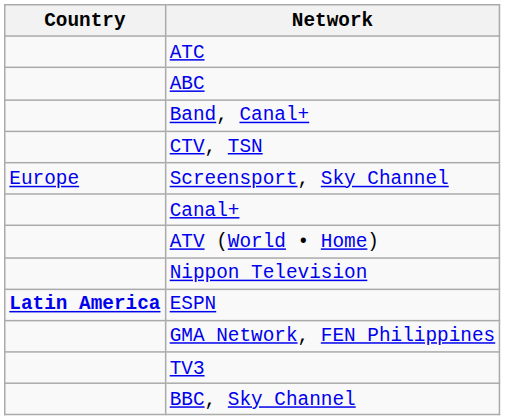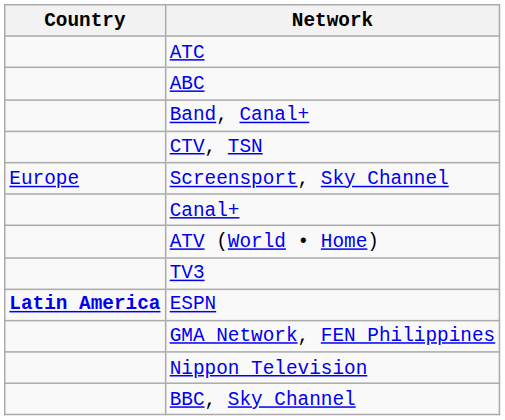rows swapped: (268, 273) <-> (187, 368)
